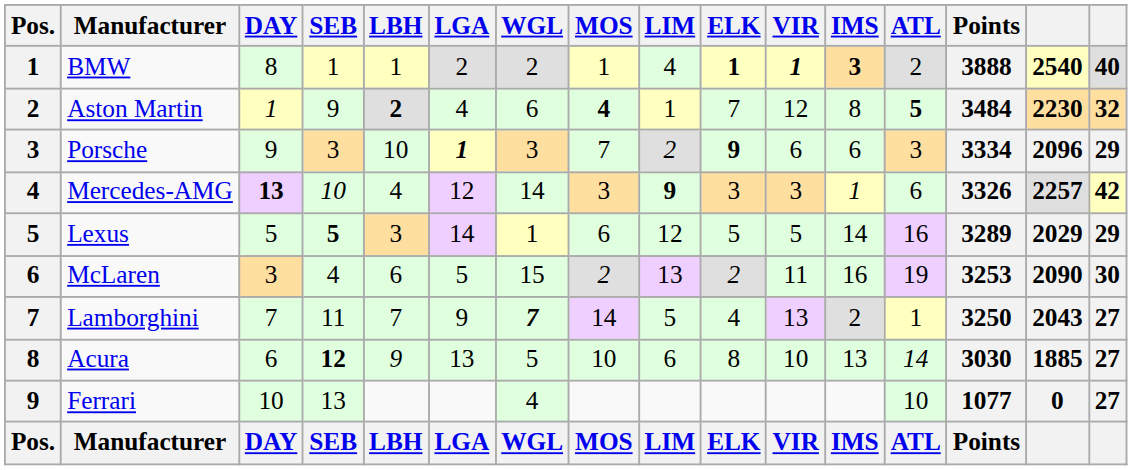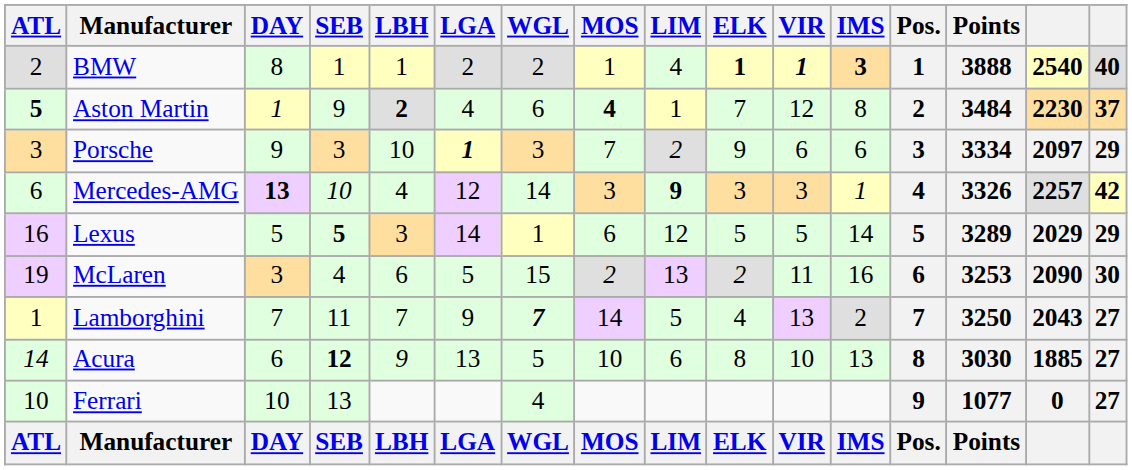columns swapped: (33, 24) <-> (916, 24)
(1107, 108) 32 -> (1107, 108) 37
(734, 150) bold -> (740, 150) normal
(1057, 150) 2096 -> (1057, 150) 2097
